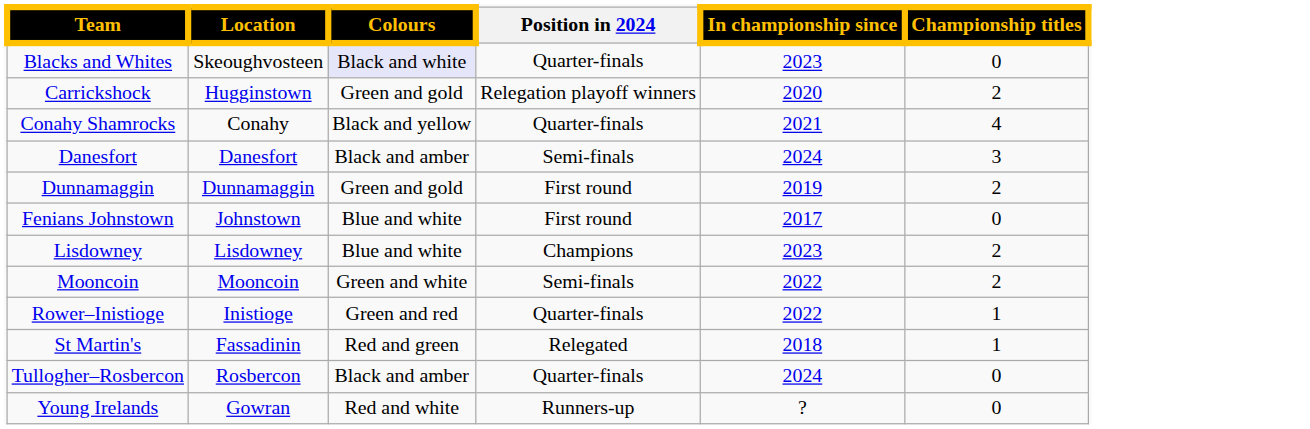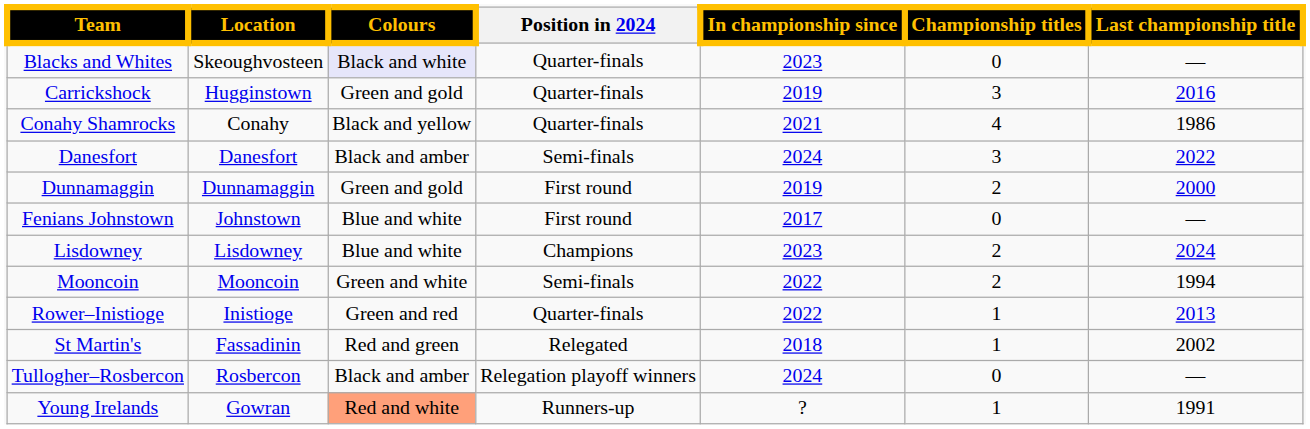+ column: (1196, 25)
(588, 93) Relegation playoff winners -> (588, 93) Quarter-finals
(802, 93) 2020 -> (802, 93) 2019
(996, 93) 2 -> (996, 93) 3
(588, 376) Quarter-finals -> (588, 376) Relegation playoff winners
(402, 407) no background -> (402, 407) lightsalmon background
(996, 407) 0 -> (996, 407) 1
